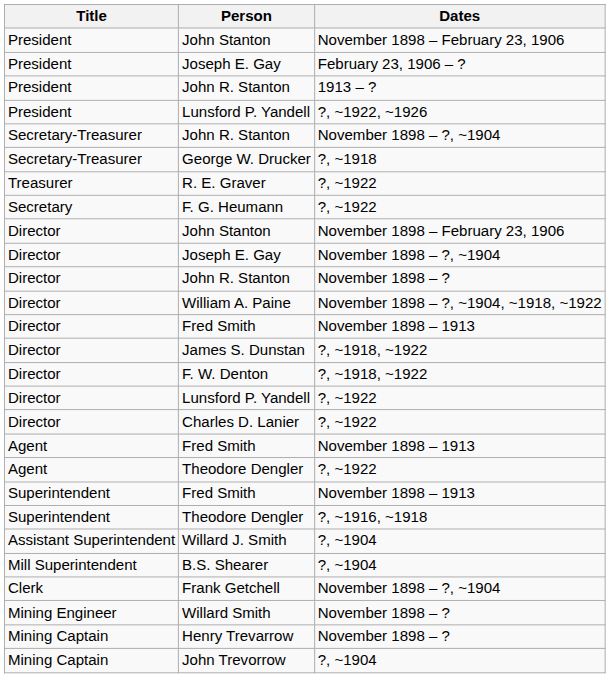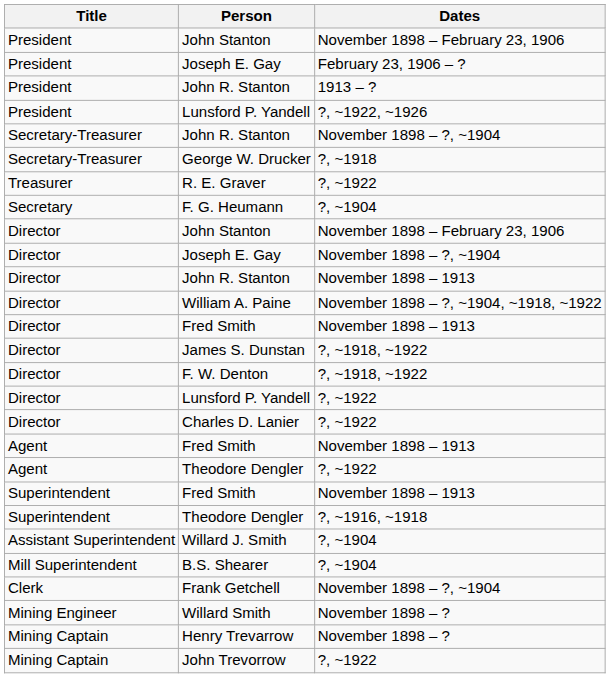(347, 207) ?, ~1922 -> (347, 207) ?, ~1904
(384, 278) November 1898 – ? -> (396, 278) November 1898 – 1913
(347, 660) ?, ~1904 -> (347, 660) ?, ~1922
